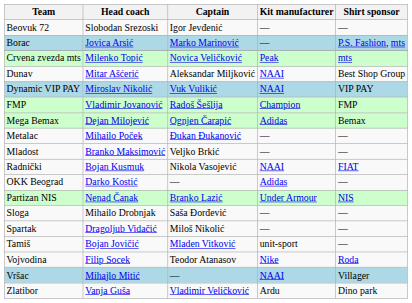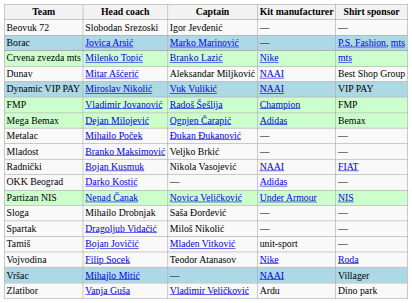(206, 58) Novica Veličković -> (196, 58) Branko Lazić
(269, 58) Peak -> (269, 58) Nike
(196, 197) Branko Lazić -> (206, 197) Novica Veličković
